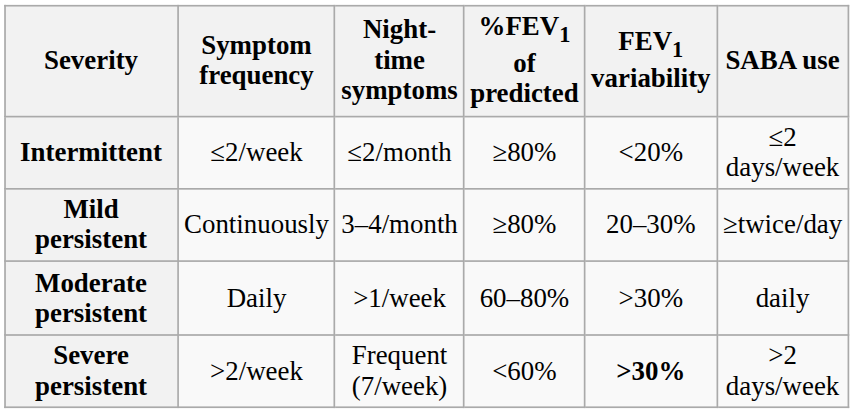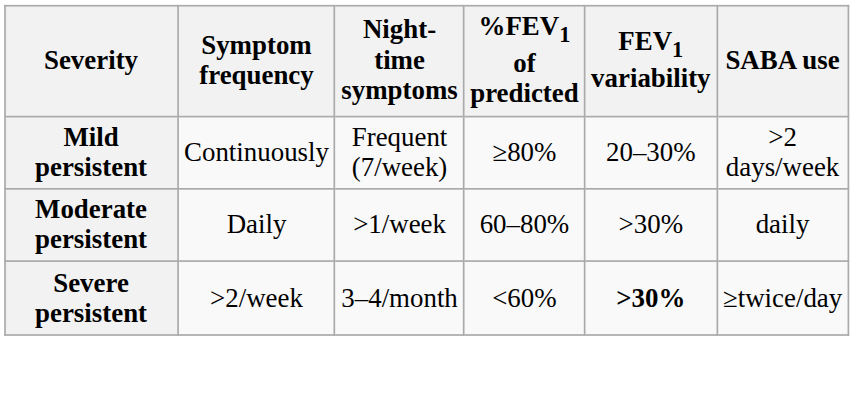- row: (91, 151)
(400, 224) 3–4/month -> (400, 151) Frequent (7/week)
(783, 224) ≥twice/day -> (783, 151) >2 days/week
(400, 370) Frequent (7/week) -> (400, 297) 3–4/month
(783, 370) >2 days/week -> (783, 297) ≥twice/day
